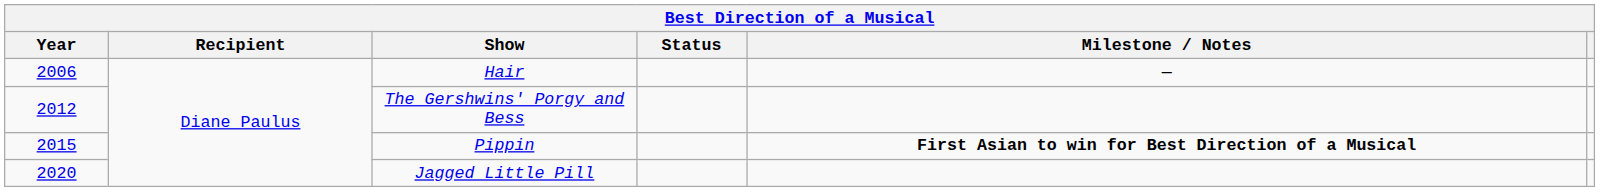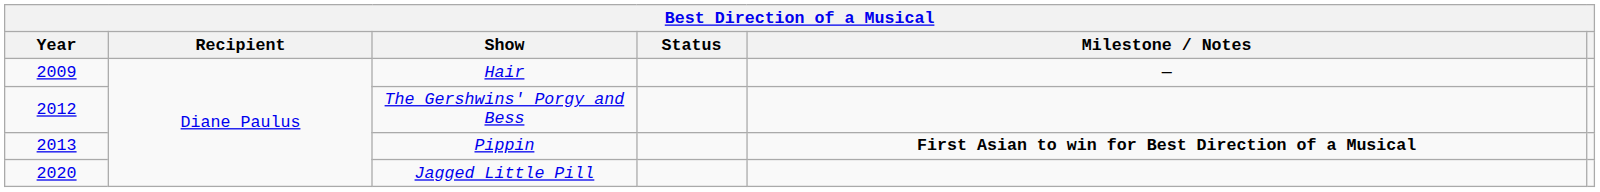(57, 72) 2006 -> (57, 72) 2009
(57, 146) 2015 -> (57, 146) 2013
